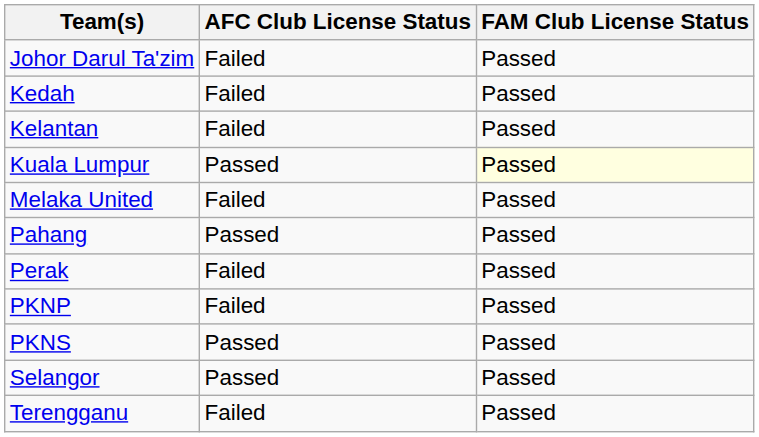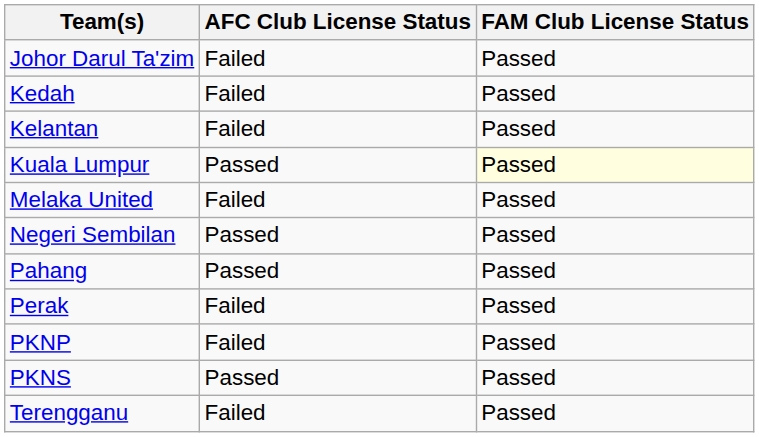+ row: (93, 235)
- row: (55, 377)
